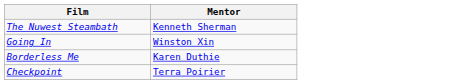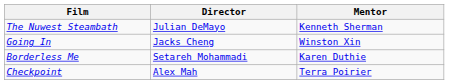+ column: (224, 12)
